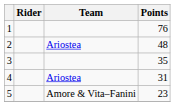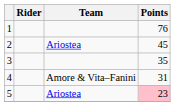(163, 45) 48 -> (163, 45) 45
(64, 77) Ariostea -> (91, 77) Amore & Vita–Fanini
(91, 93) Amore & Vita–Fanini -> (64, 93) Ariostea
(163, 93) no background -> (163, 93) pink background
